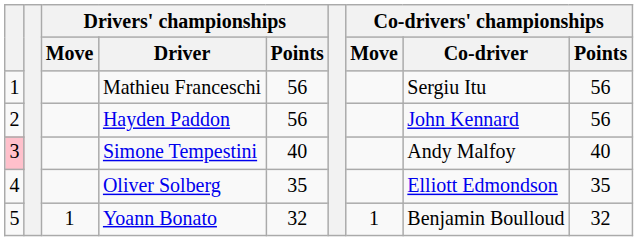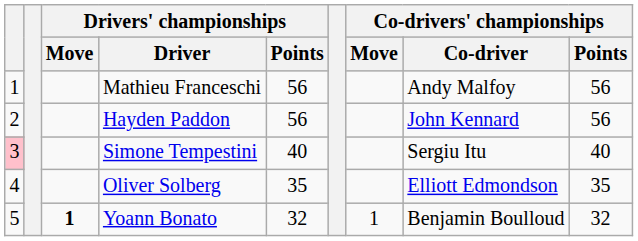(447, 86) Sergiu Itu -> (461, 86) Andy Malfoy
(461, 152) Andy Malfoy -> (447, 152) Sergiu Itu
(70, 218) normal -> (70, 218) bold
